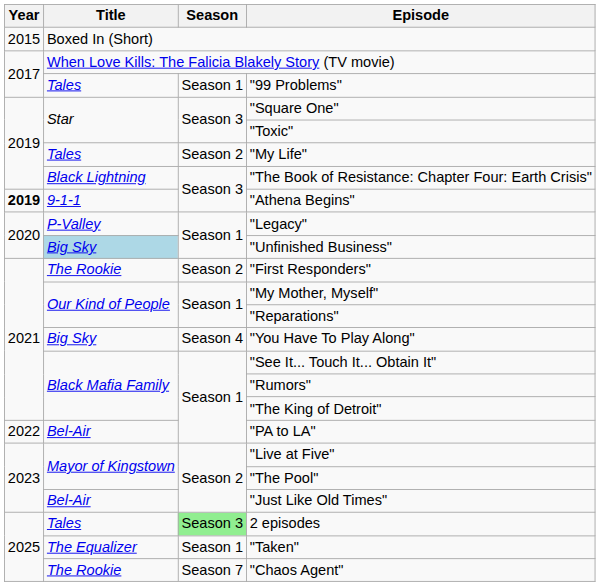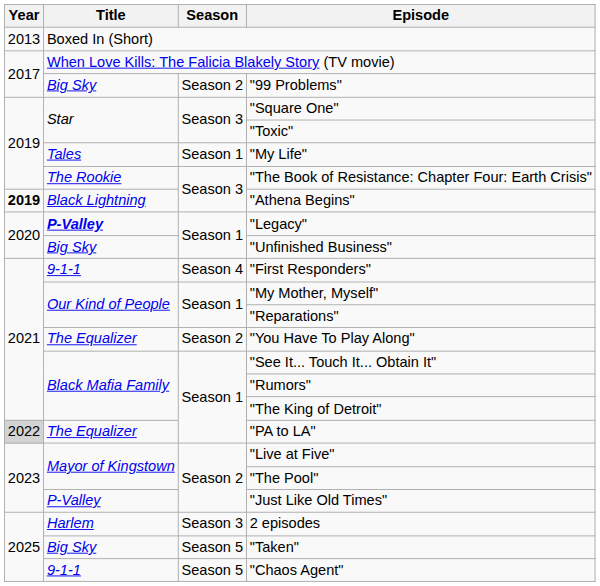(24, 39) 2015 -> (24, 39) 2013
(64, 85) Tales -> (72, 85) Big Sky
(212, 85) Season 1 -> (212, 85) Season 2
(212, 154) Season 2 -> (212, 154) Season 1
(96, 177) Black Lightning -> (84, 177) The Rookie
(64, 200) 9-1-1 -> (96, 200) Black Lightning
(74, 223) normal -> (75, 223) bold
(72, 246) lightblue background -> (72, 246) no background
(84, 270) The Rookie -> (64, 270) 9-1-1
(212, 270) Season 2 -> (212, 270) Season 4
(72, 339) Big Sky -> (92, 339) The Equalizer
(212, 339) Season 4 -> (212, 339) Season 2
(24, 431) no background -> (24, 431) lightgrey background
(69, 431) Bel-Air -> (92, 431) The Equalizer
(69, 500) Bel-Air -> (74, 500) P-Valley
(64, 524) Tales -> (70, 524) Harlem
(212, 524) lightgreen background -> (212, 524) no background
(92, 547) The Equalizer -> (72, 547) Big Sky
(212, 547) Season 1 -> (212, 547) Season 5
(84, 570) The Rookie -> (64, 570) 9-1-1
(212, 570) Season 7 -> (212, 570) Season 5
